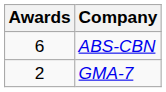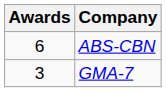(40, 73) 2 -> (40, 73) 3
